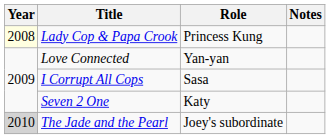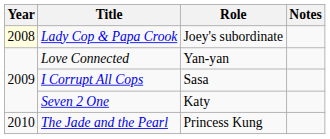(223, 36) Princess Kung -> (233, 36) Joey's subordinate
(21, 123) lightgrey background -> (21, 123) no background
(233, 123) Joey's subordinate -> (223, 123) Princess Kung
